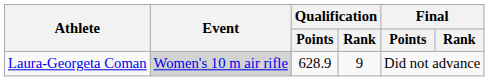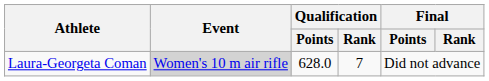(315, 64) 628.9 -> (315, 64) 628.0
(360, 64) 9 -> (360, 64) 7
